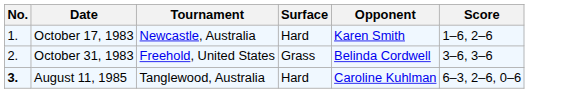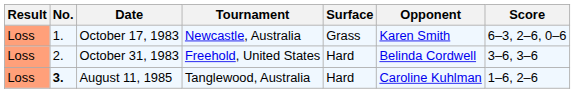+ column: (27, 14)
(295, 35) Hard -> (343, 35) Grass
(468, 35) 1–6, 2–6 -> (527, 35) 6–3, 2–6, 0–6
(298, 56) Grass -> (340, 56) Hard
(482, 77) 6–3, 2–6, 0–6 -> (513, 77) 1–6, 2–6
